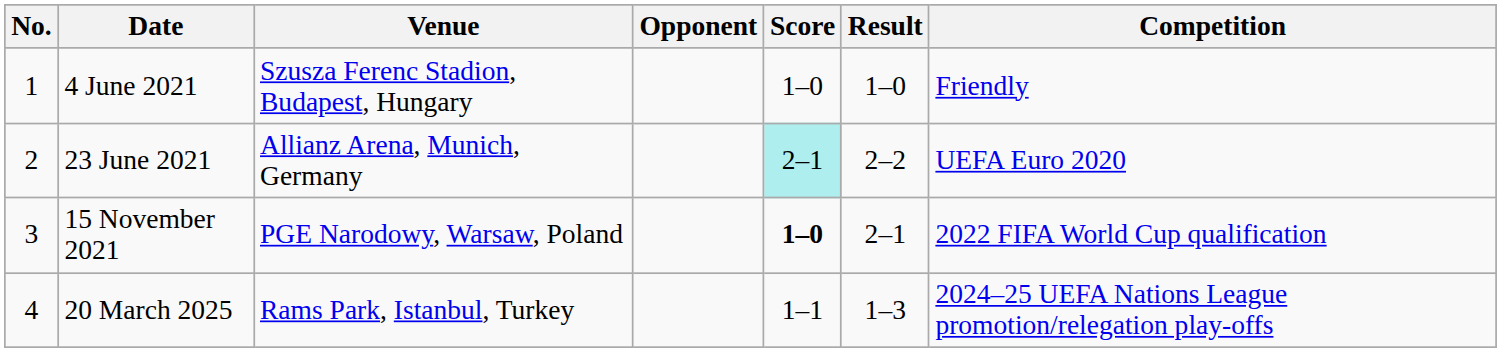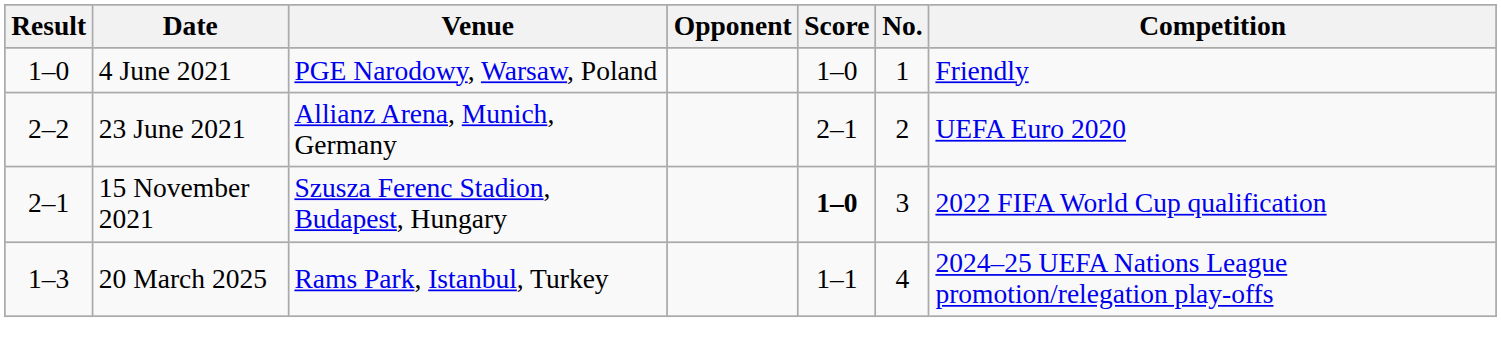columns swapped: (31, 26) <-> (885, 26)
(388, 85) Szusza Ferenc Stadion, Budapest, Hungary -> (476, 69) PGE Narodowy, Warsaw, Poland
(802, 160) paleturquoise background -> (837, 129) no background
(441, 234) PGE Narodowy, Warsaw, Poland -> (422, 203) Szusza Ferenc Stadion, Budapest, Hungary
